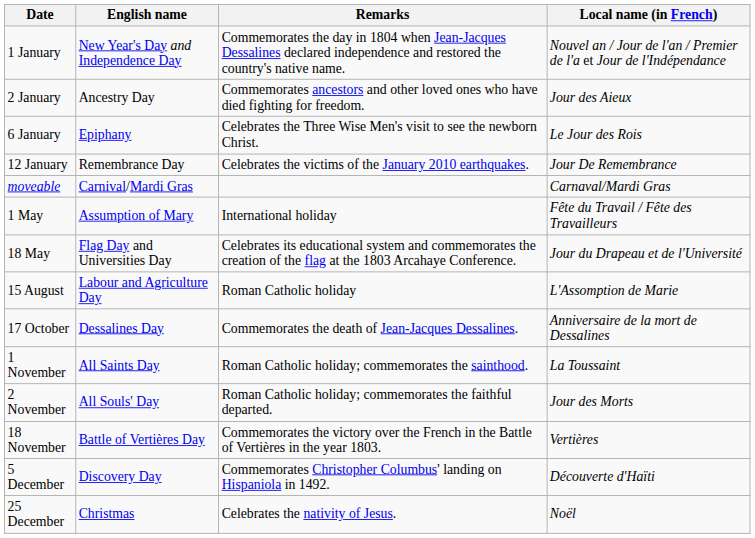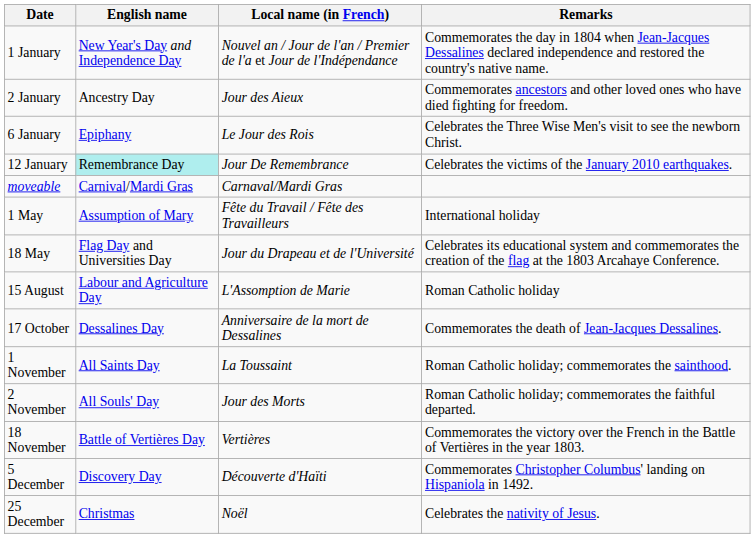columns swapped: (648, 15) <-> (383, 15)
(132, 164) no background -> (132, 164) paleturquoise background
